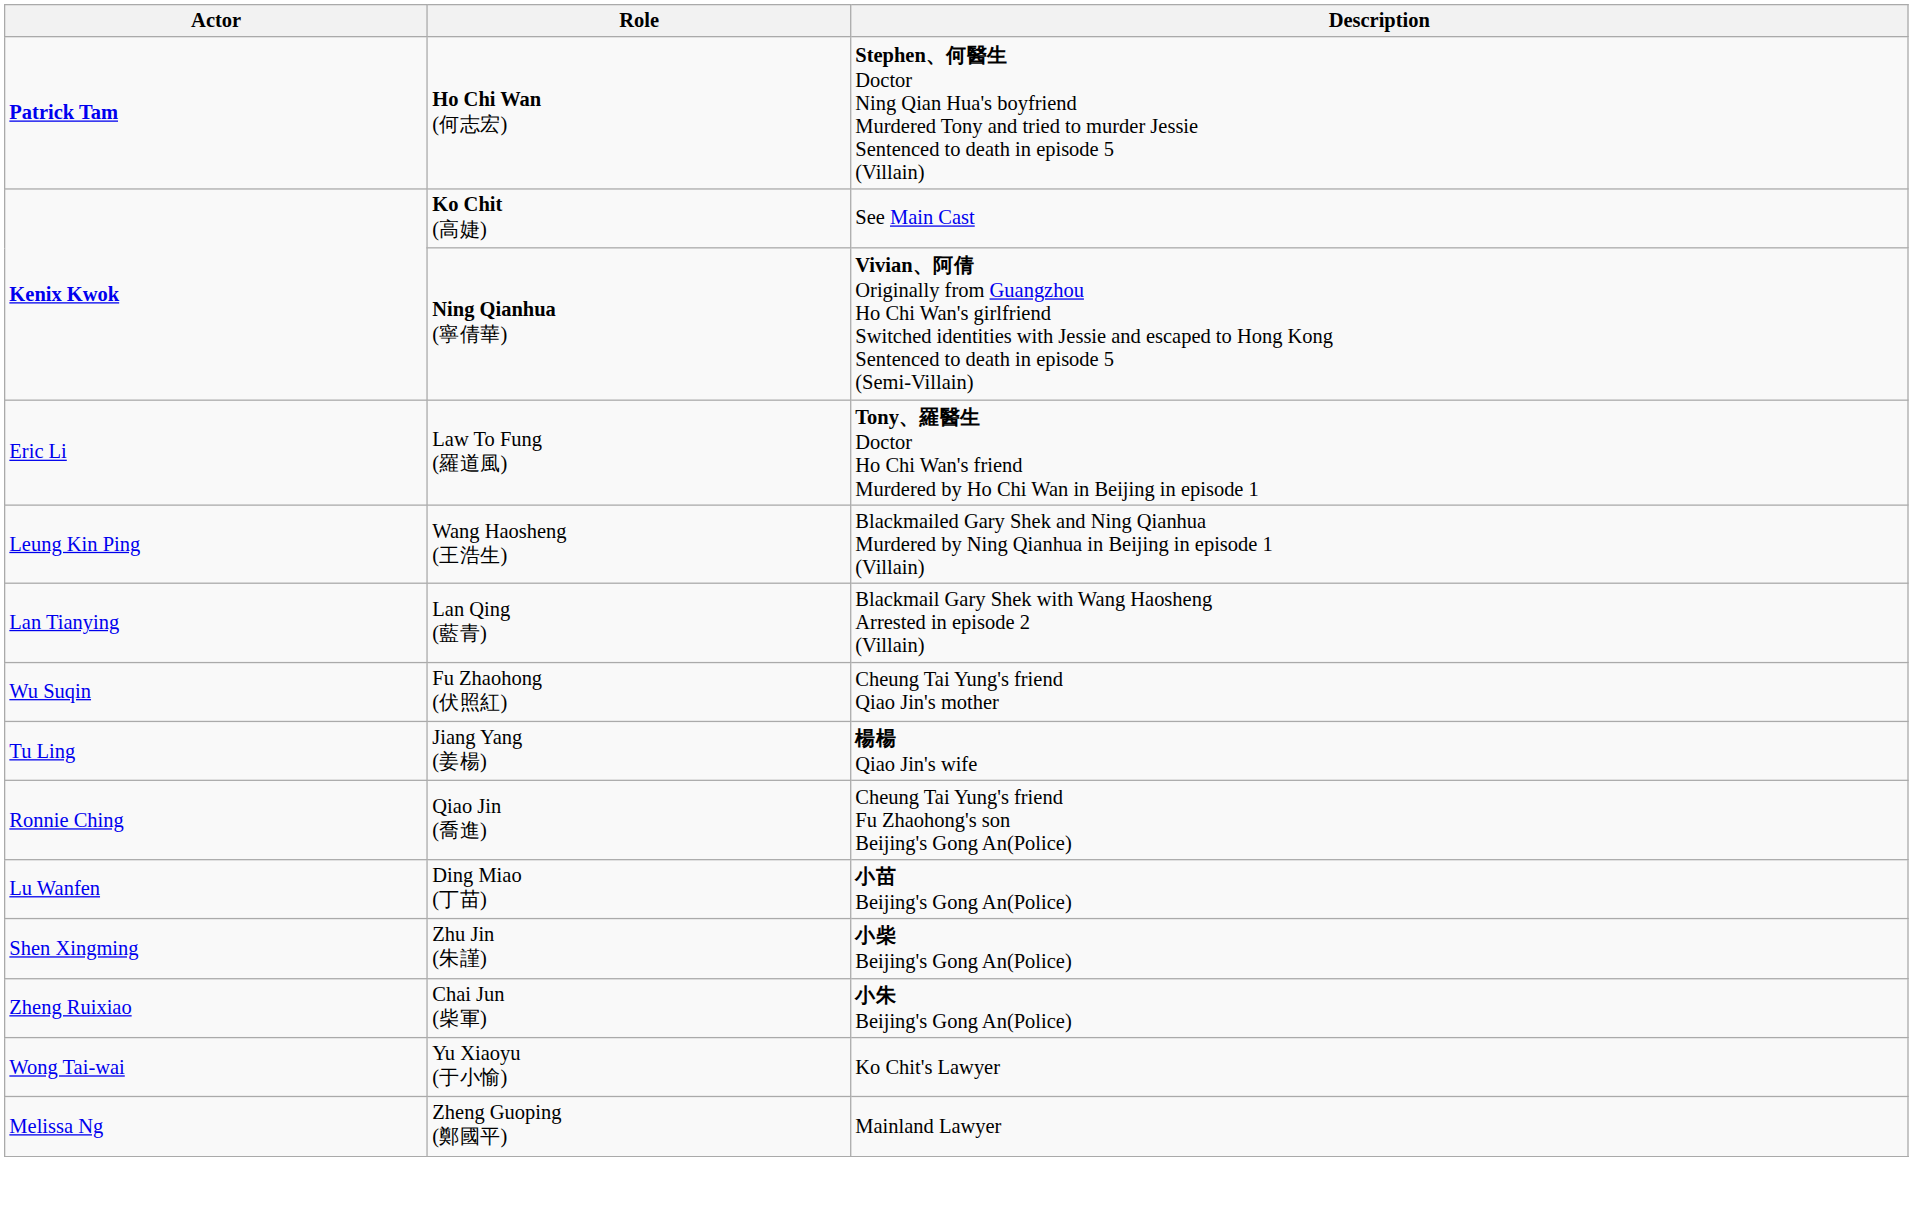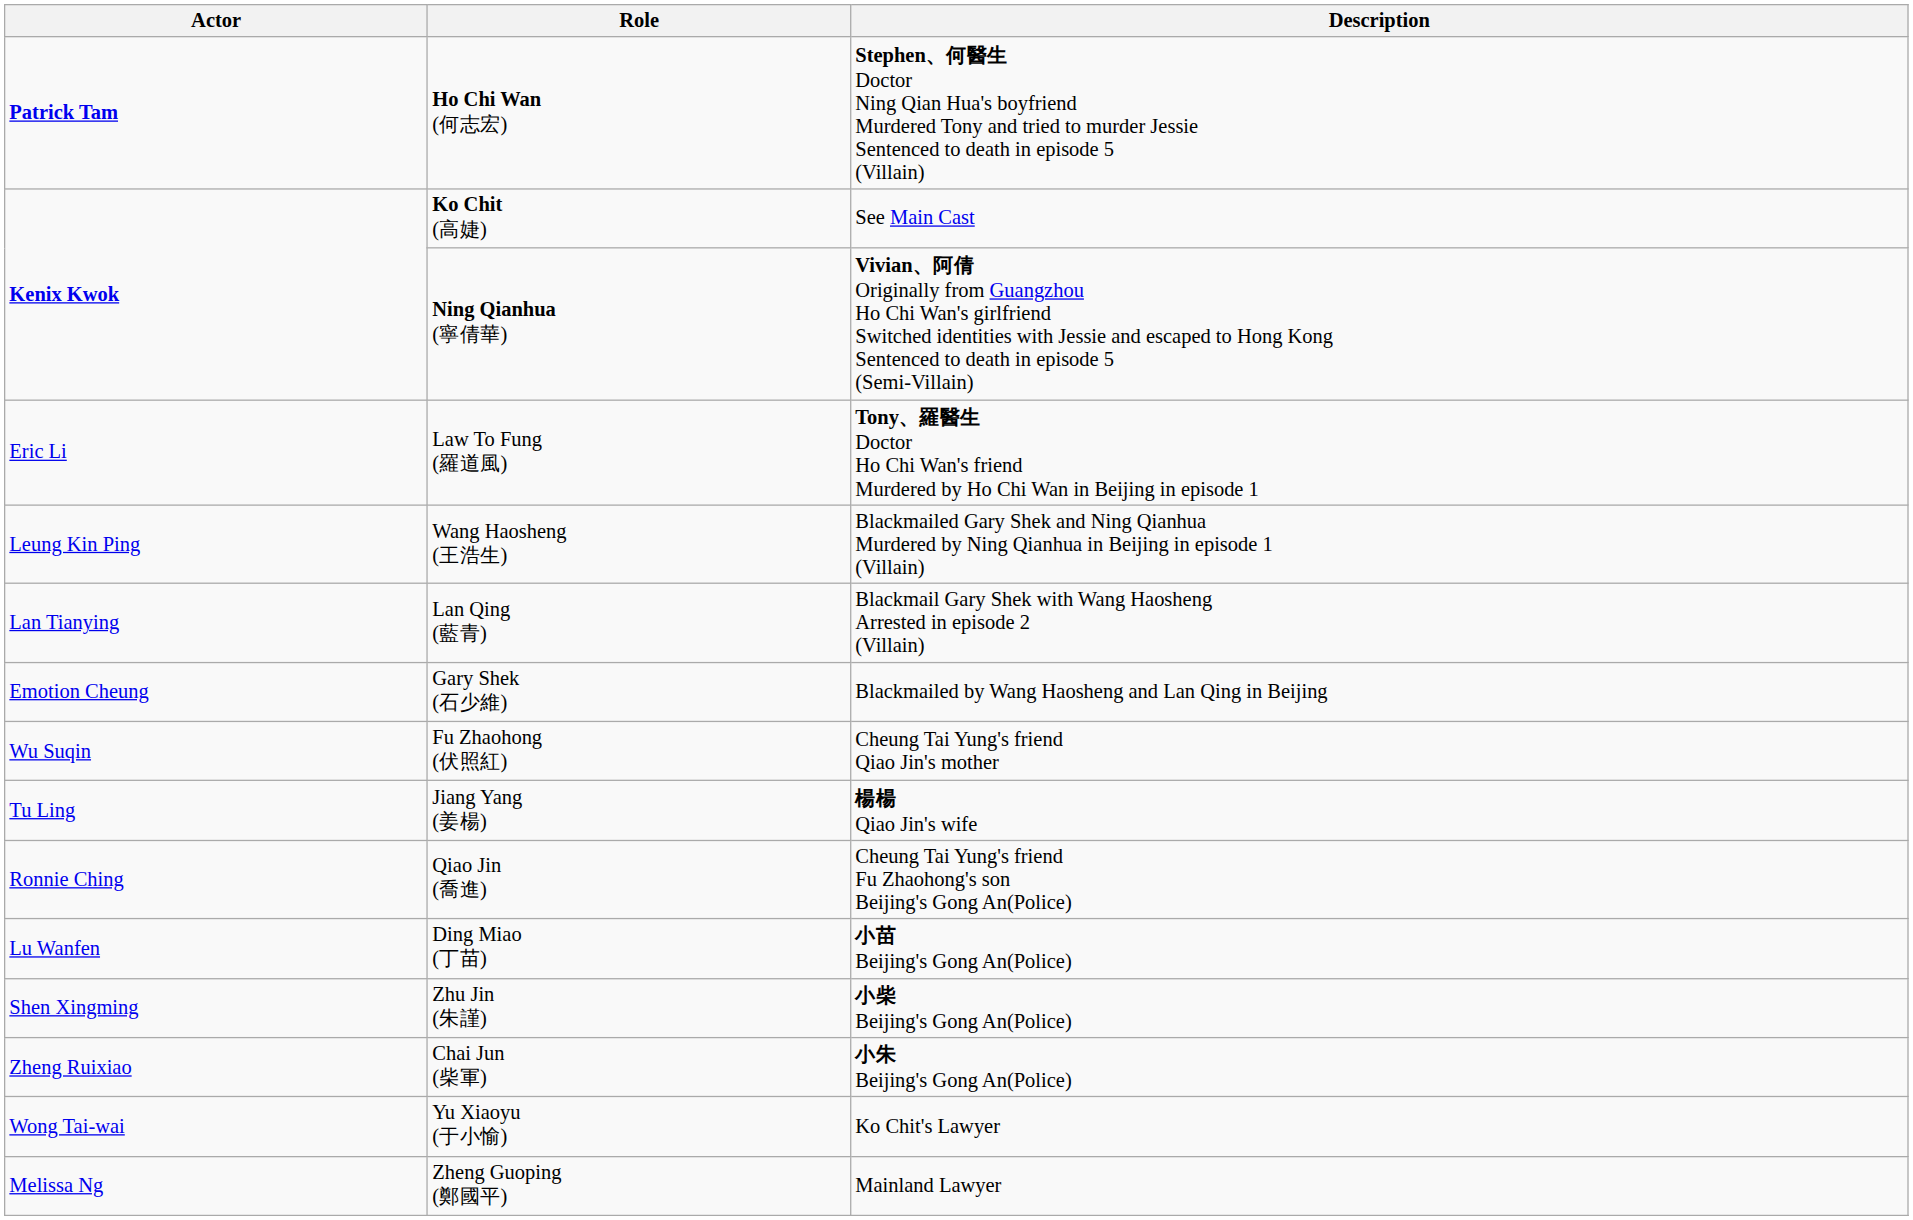+ row: (476, 690)
